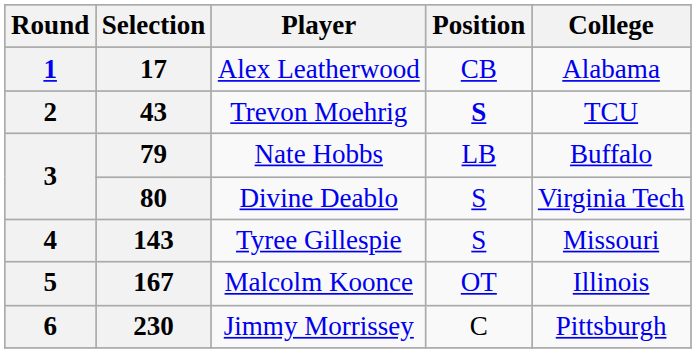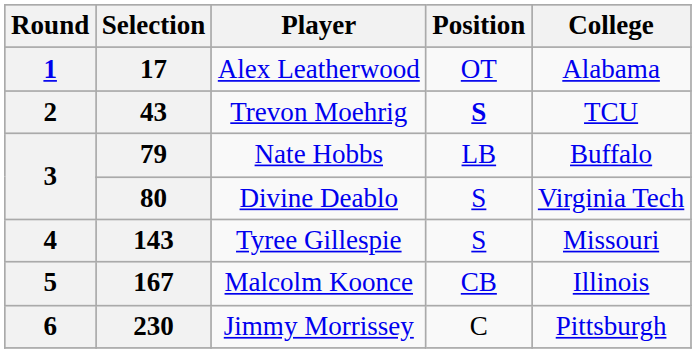(479, 68) CB -> (479, 68) OT
(479, 283) OT -> (479, 283) CB
